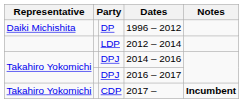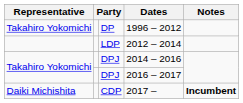(41, 28) Daiki Michishita -> (49, 28) Takahiro Yokomichi
(49, 91) Takahiro Yokomichi -> (41, 91) Daiki Michishita
